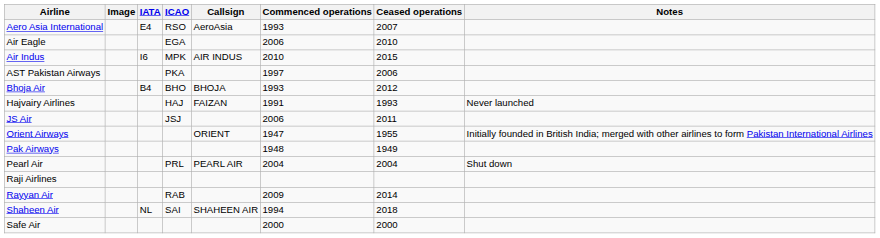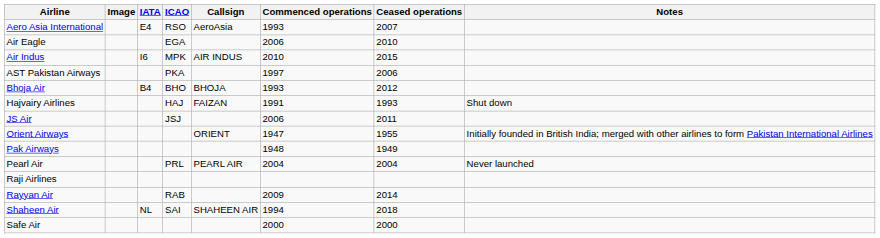(500, 103) Never launched -> (489, 103) Shut down
(489, 164) Shut down -> (500, 164) Never launched
